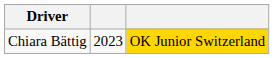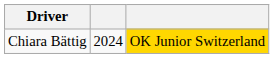(108, 41) 2023 -> (108, 41) 2024
